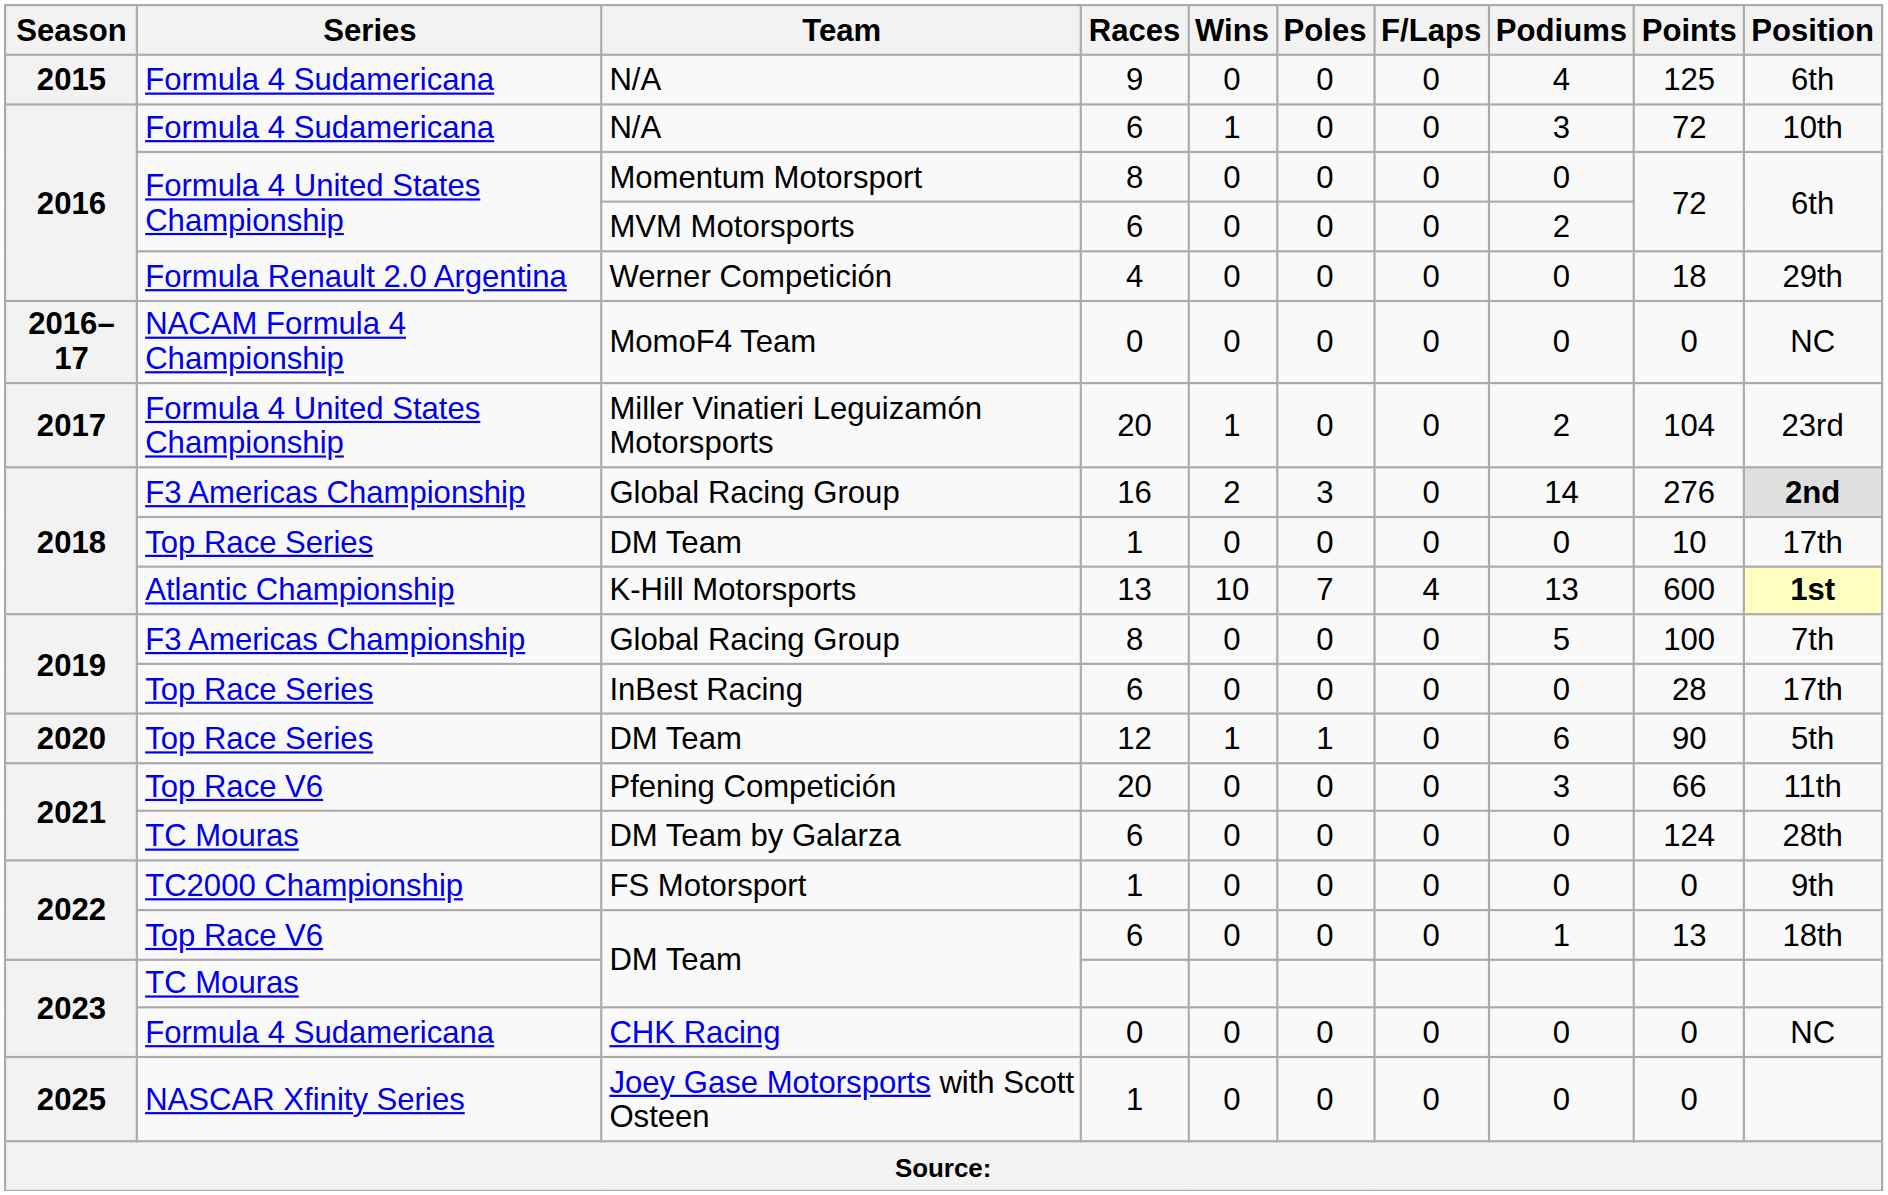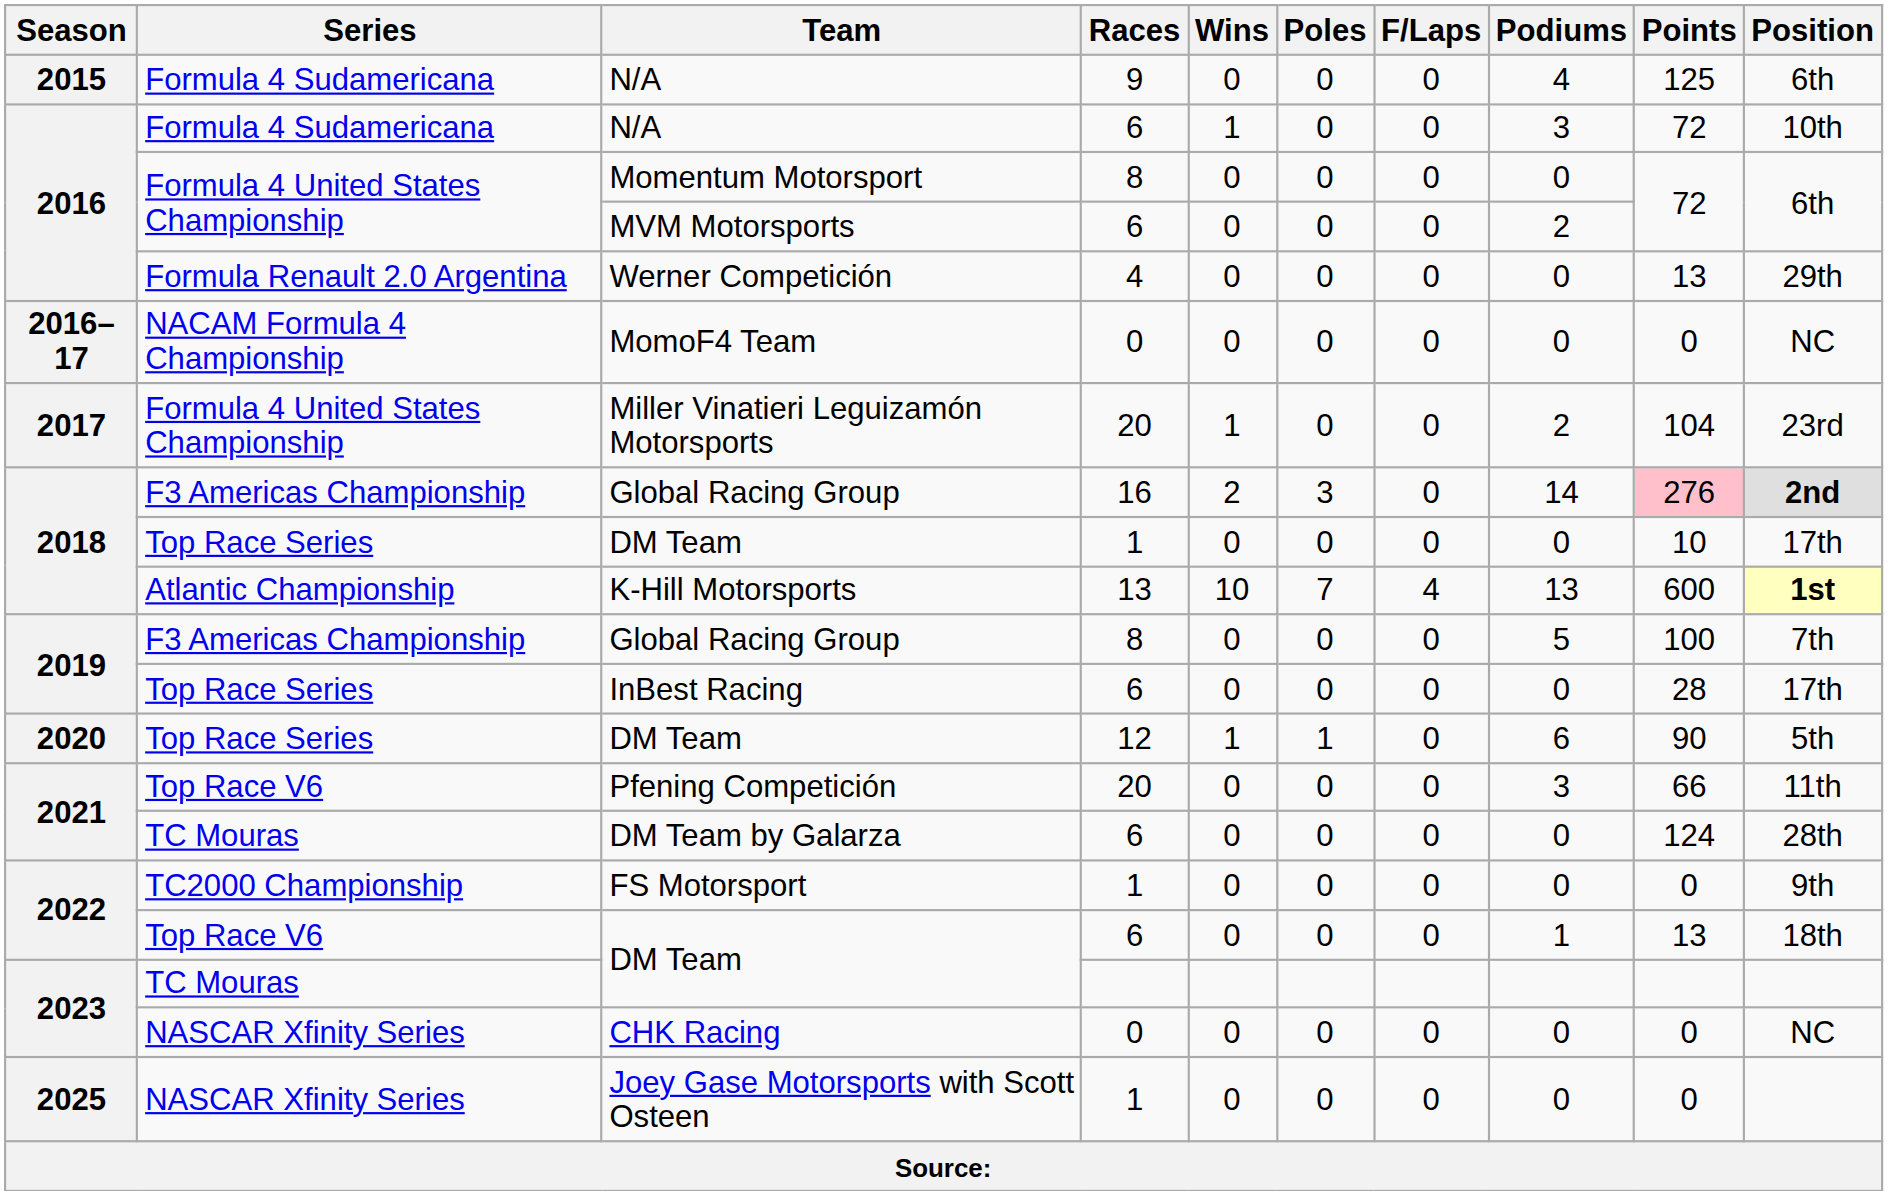(1689, 276) 18 -> (1689, 276) 13
(1689, 492) no background -> (1689, 492) pink background
(320, 1033) Formula 4 Sudamericana -> (305, 1033) NASCAR Xfinity Series
